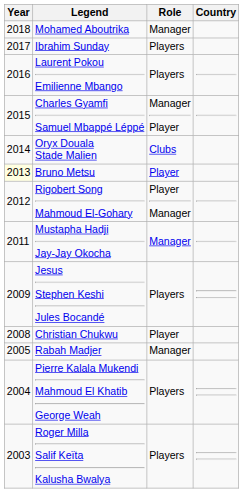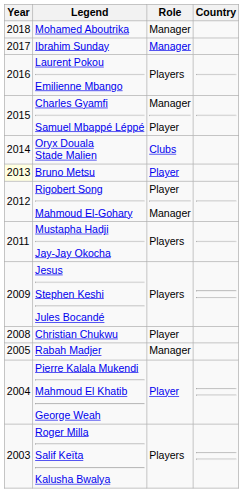(167, 46) Players -> (170, 46) Manager
(170, 241) Manager -> (167, 241) Players
(167, 392) Players -> (164, 392) Player
